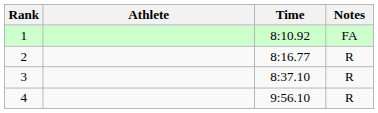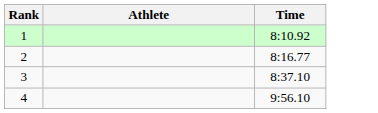- column: (349, 14)
